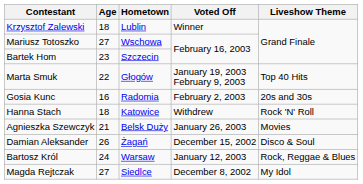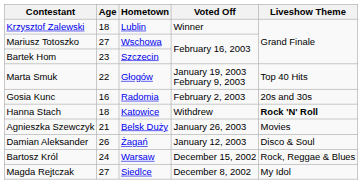(287, 112) normal -> (289, 112) bold
(215, 142) December 15, 2002 -> (210, 142) January 12, 2003
(210, 157) January 12, 2003 -> (215, 157) December 15, 2002
